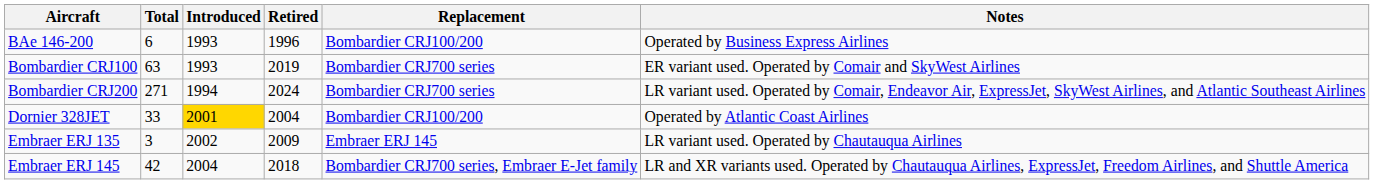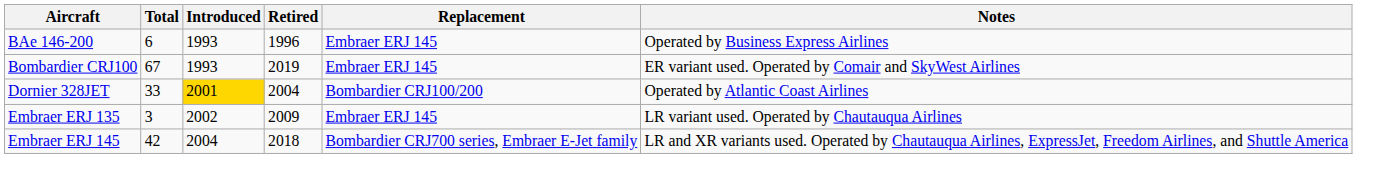(404, 41) Bombardier CRJ100/200 -> (381, 41) Embraer ERJ 145
(153, 66) 63 -> (153, 66) 67
(410, 66) Bombardier CRJ700 series -> (381, 66) Embraer ERJ 145
- row: (73, 91)
